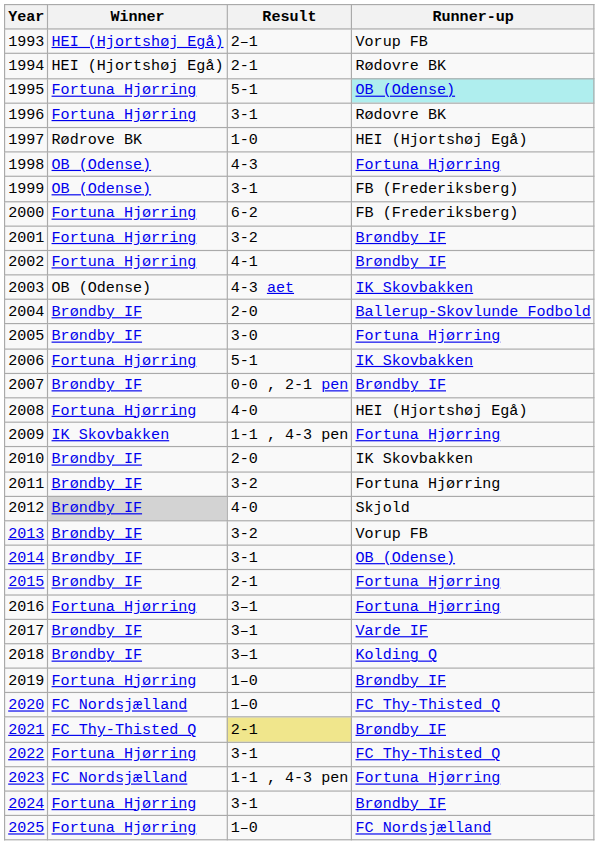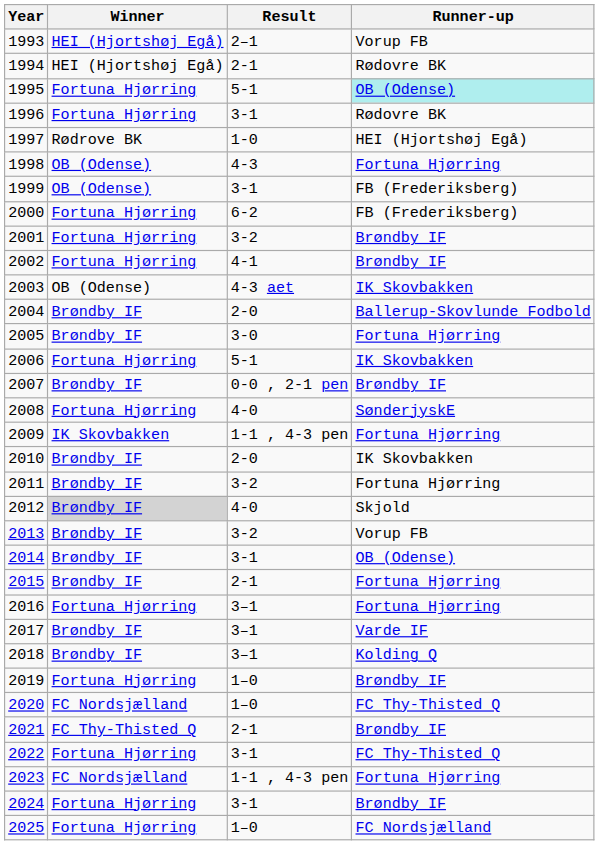(441, 410) HEI (Hjortshøj Egå) -> (405, 410) SønderjyskE
(244, 730) khaki background -> (244, 730) no background
